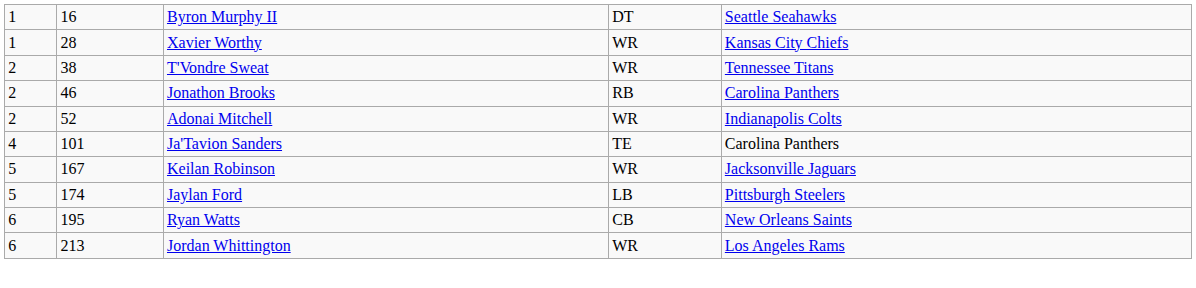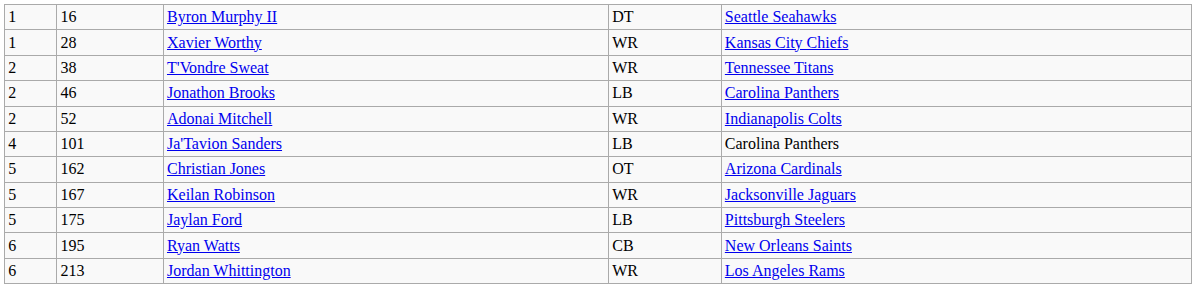(623, 93) RB -> (622, 93) LB
(622, 144) TE -> (622, 144) LB
+ row: (216, 169)
(72, 194) 174 -> (72, 220) 175
